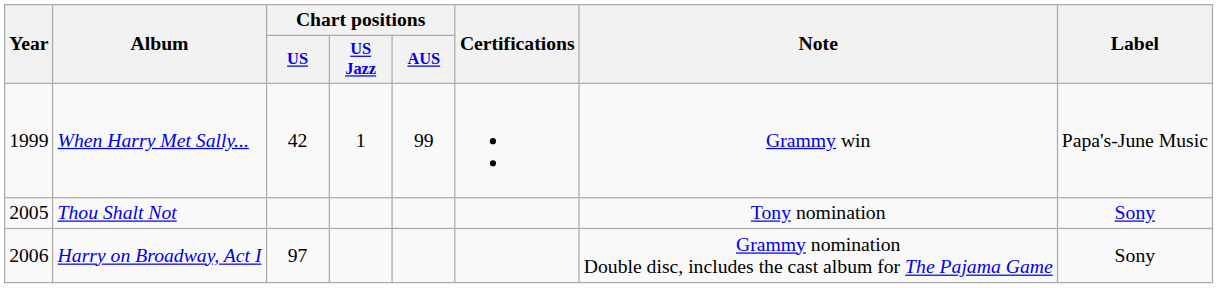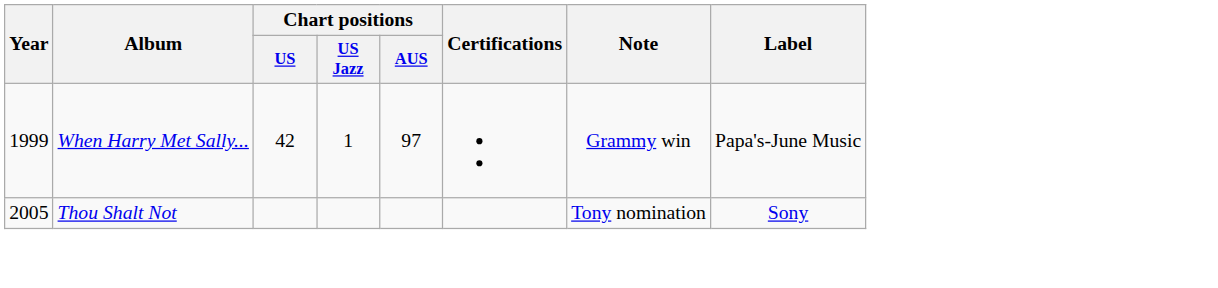(424, 140) 99 -> (411, 140) 97
- row: (160, 255)
